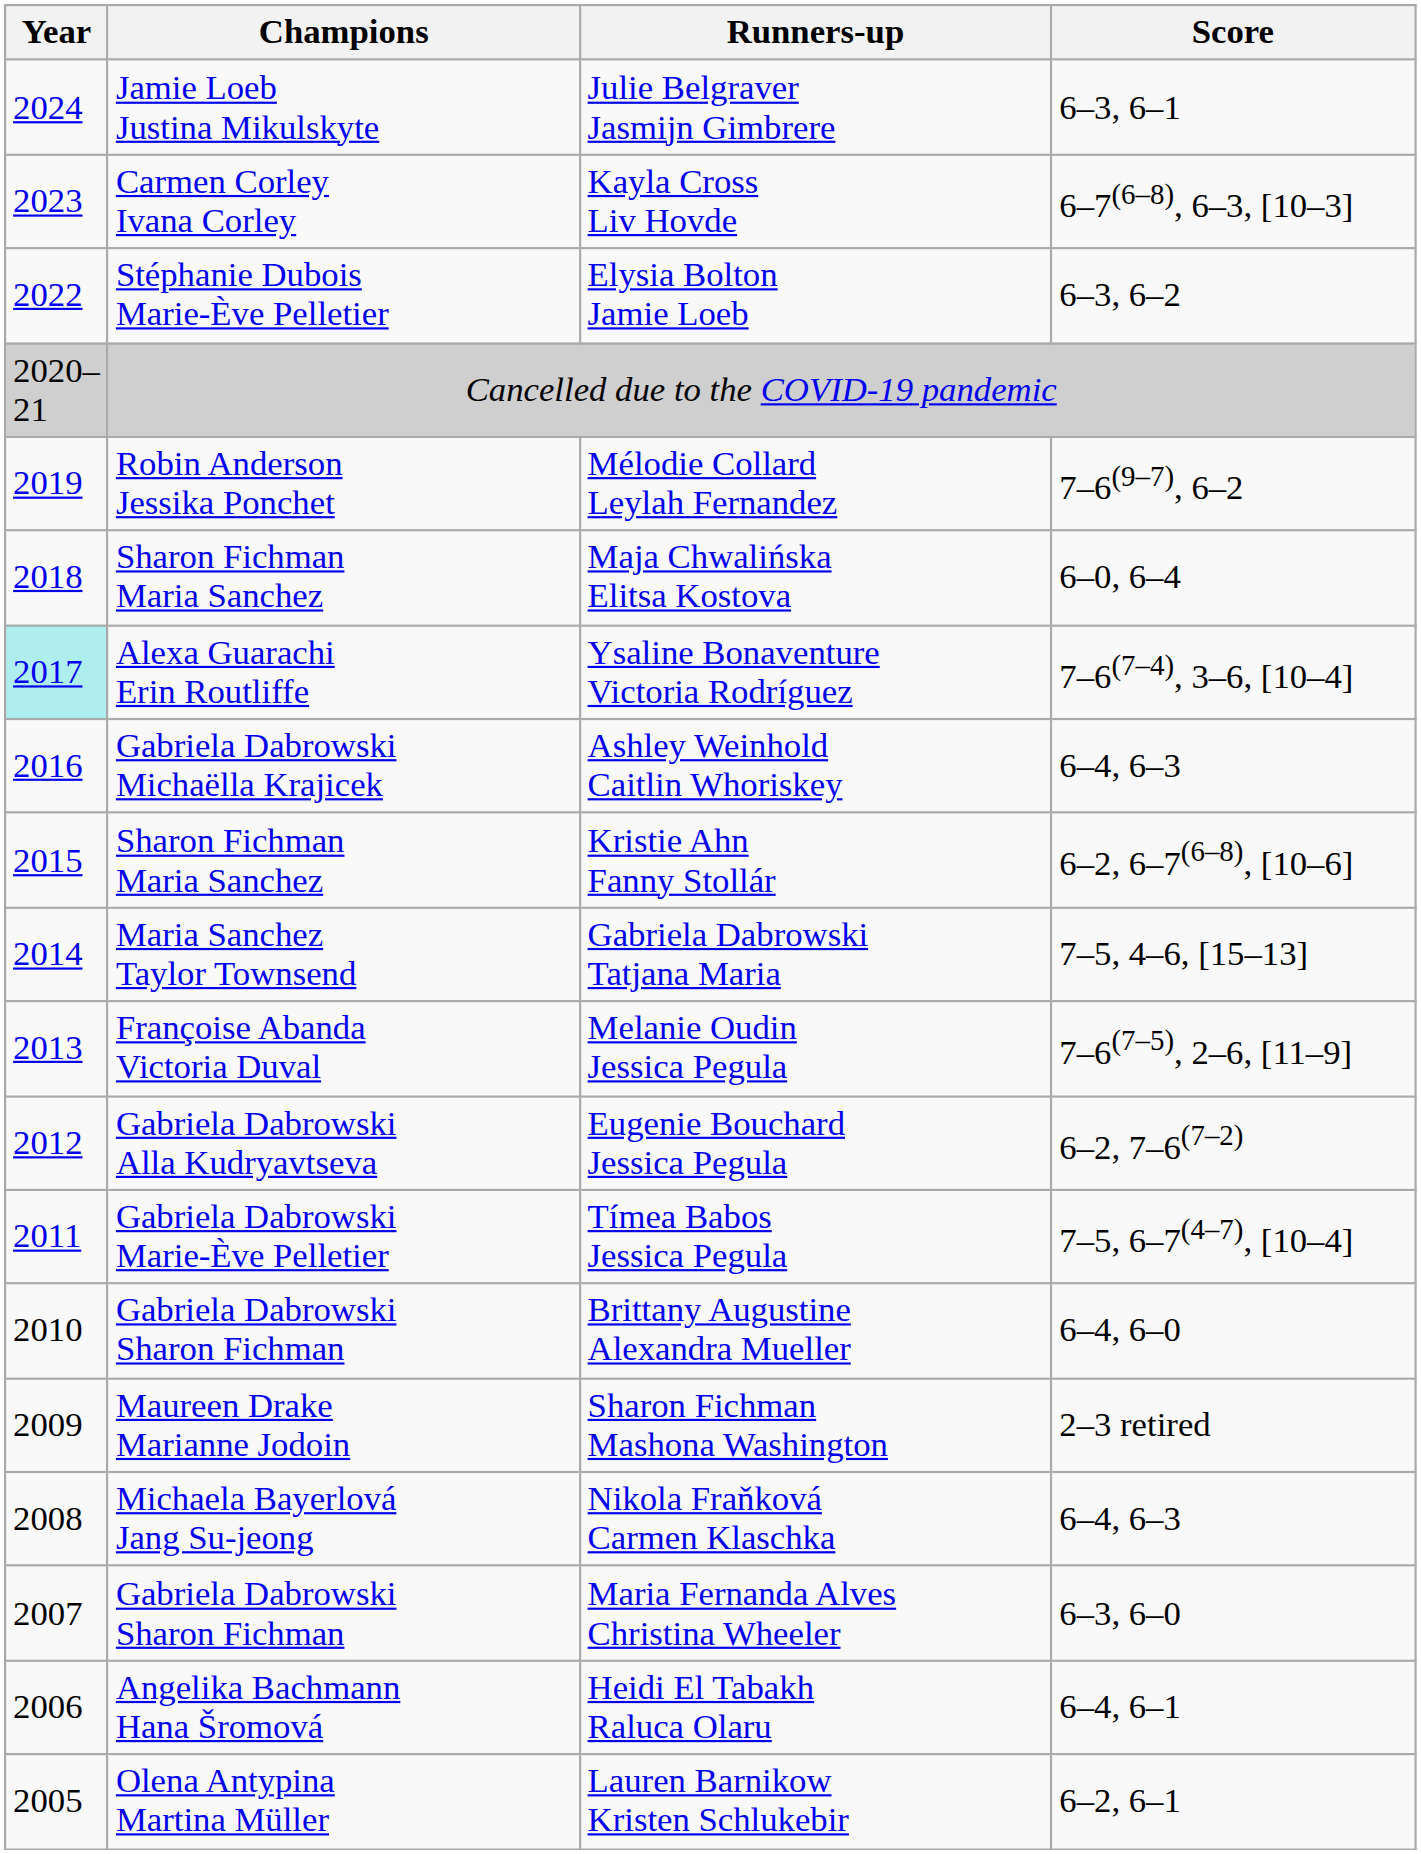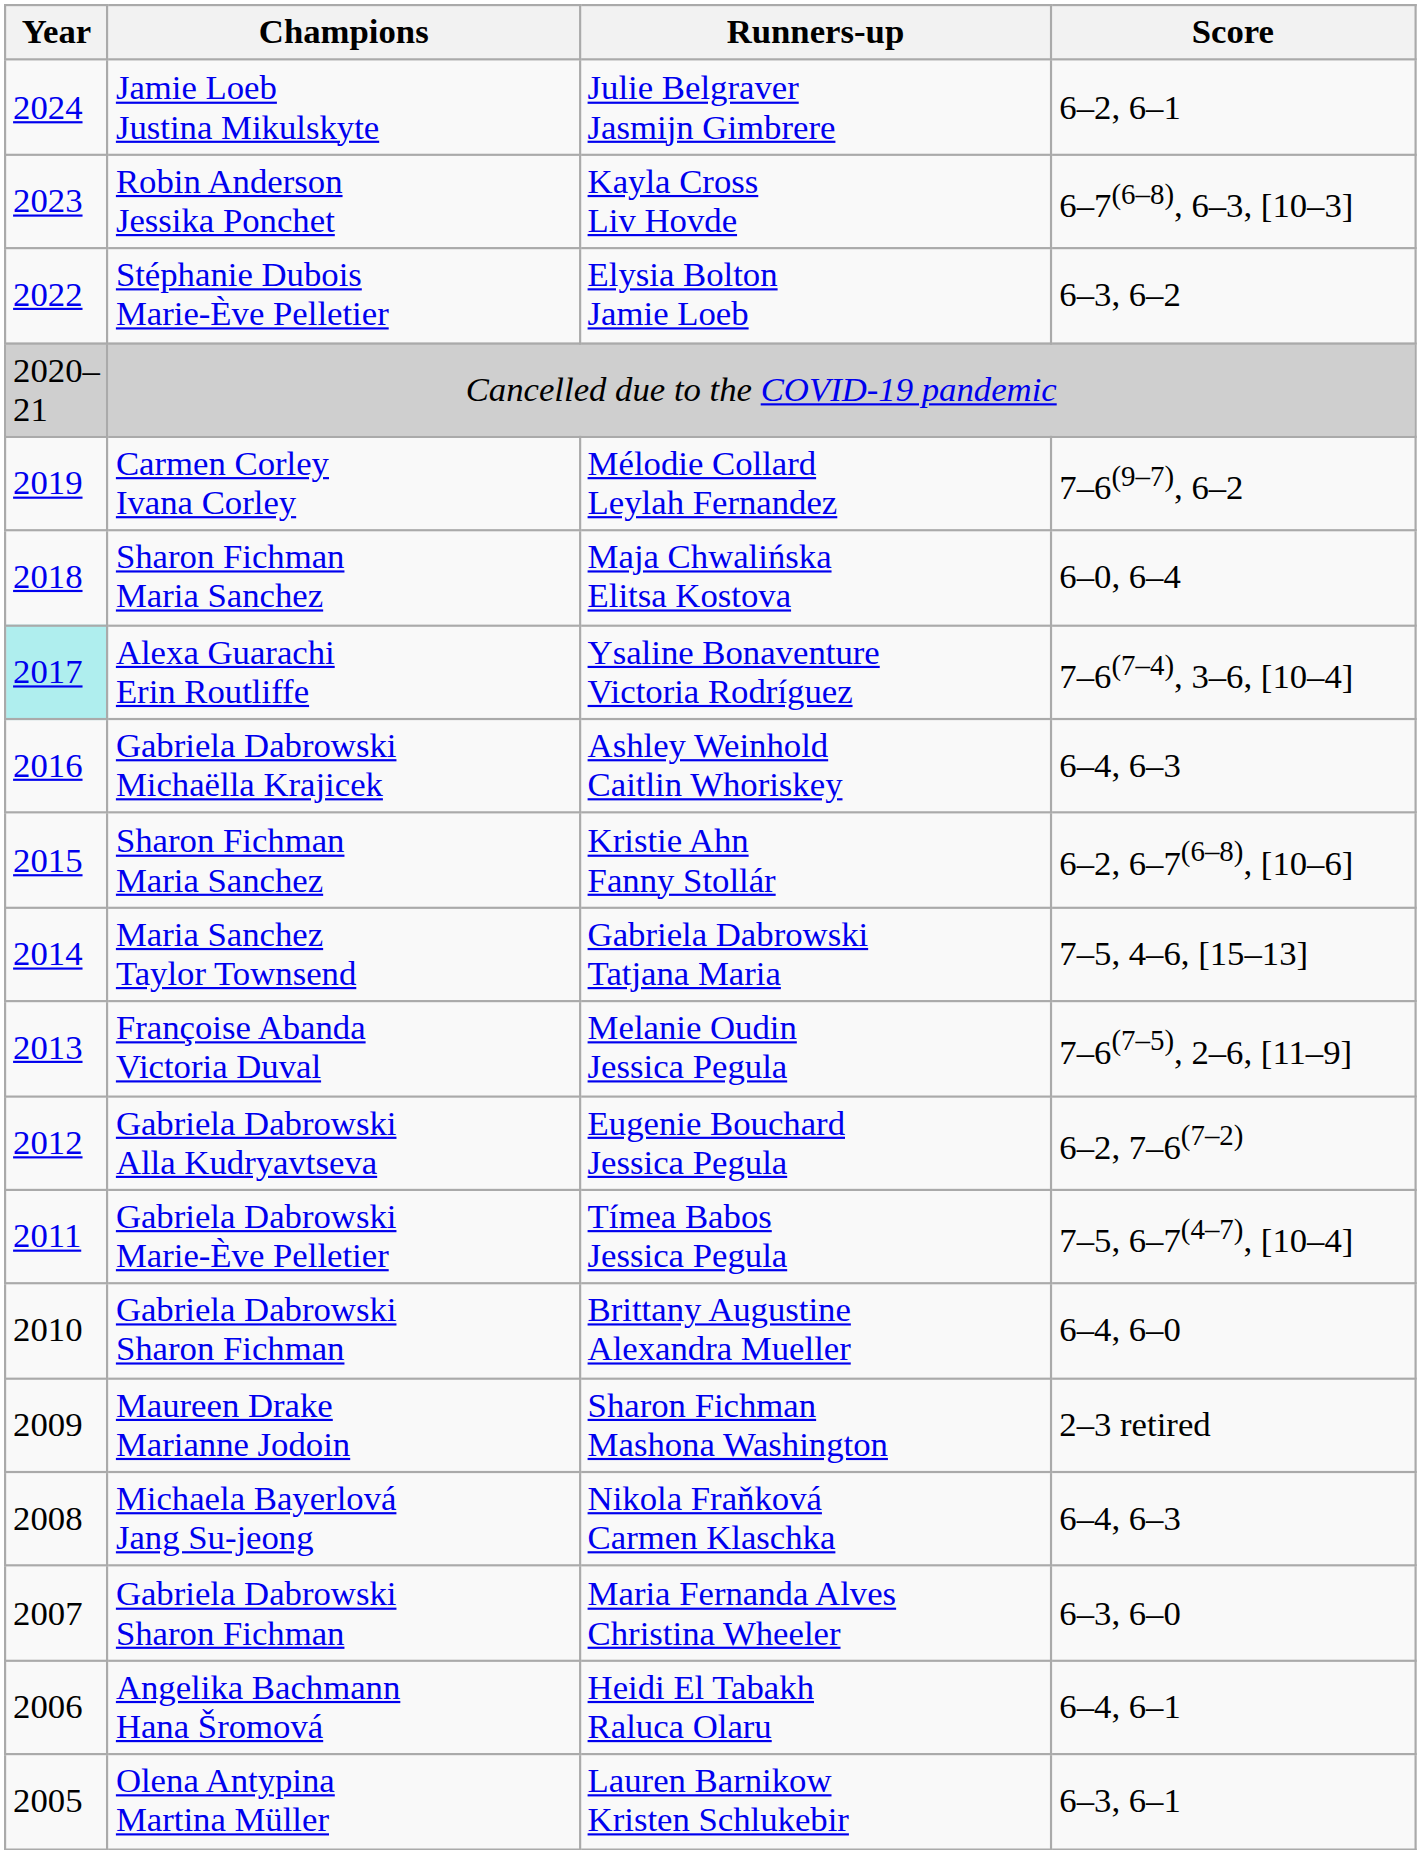(1120, 106) 6–3, 6–1 -> (1120, 106) 6–2, 6–1
(222, 200) Carmen Corley Ivana Corley -> (229, 200) Robin Anderson Jessika Ponchet
(229, 483) Robin Anderson Jessika Ponchet -> (222, 483) Carmen Corley Ivana Corley
(1120, 1800) 6–2, 6–1 -> (1120, 1800) 6–3, 6–1
